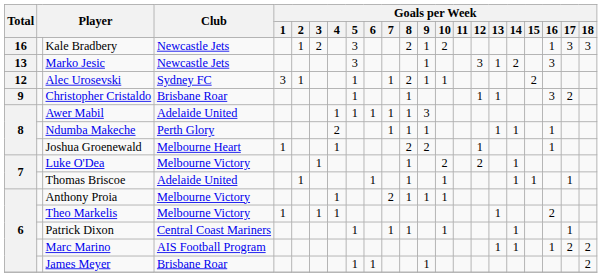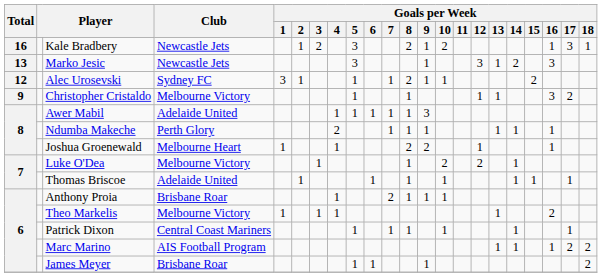(588, 46) 3 -> (588, 46) 1
(192, 97) Brisbane Roar -> (203, 97) Melbourne Victory
(203, 197) Melbourne Victory -> (192, 197) Brisbane Roar
